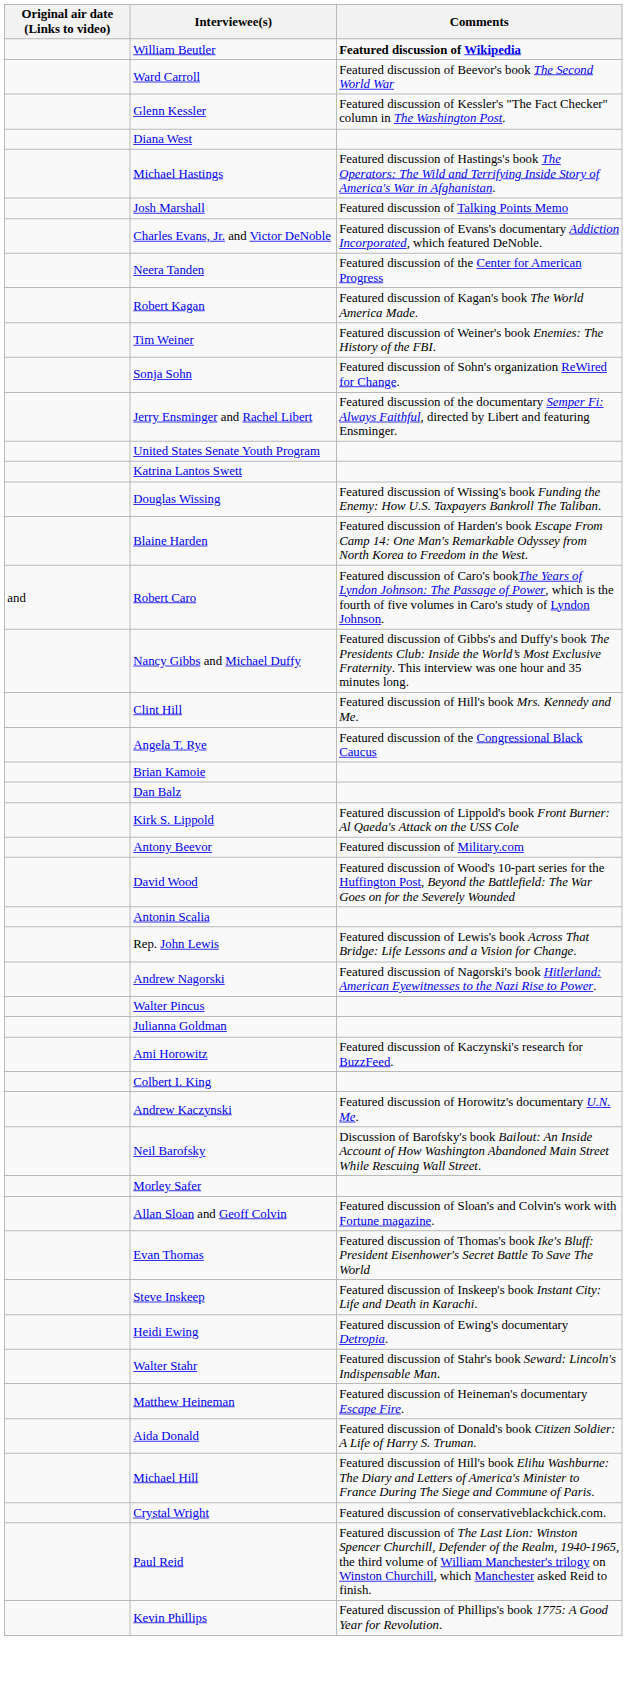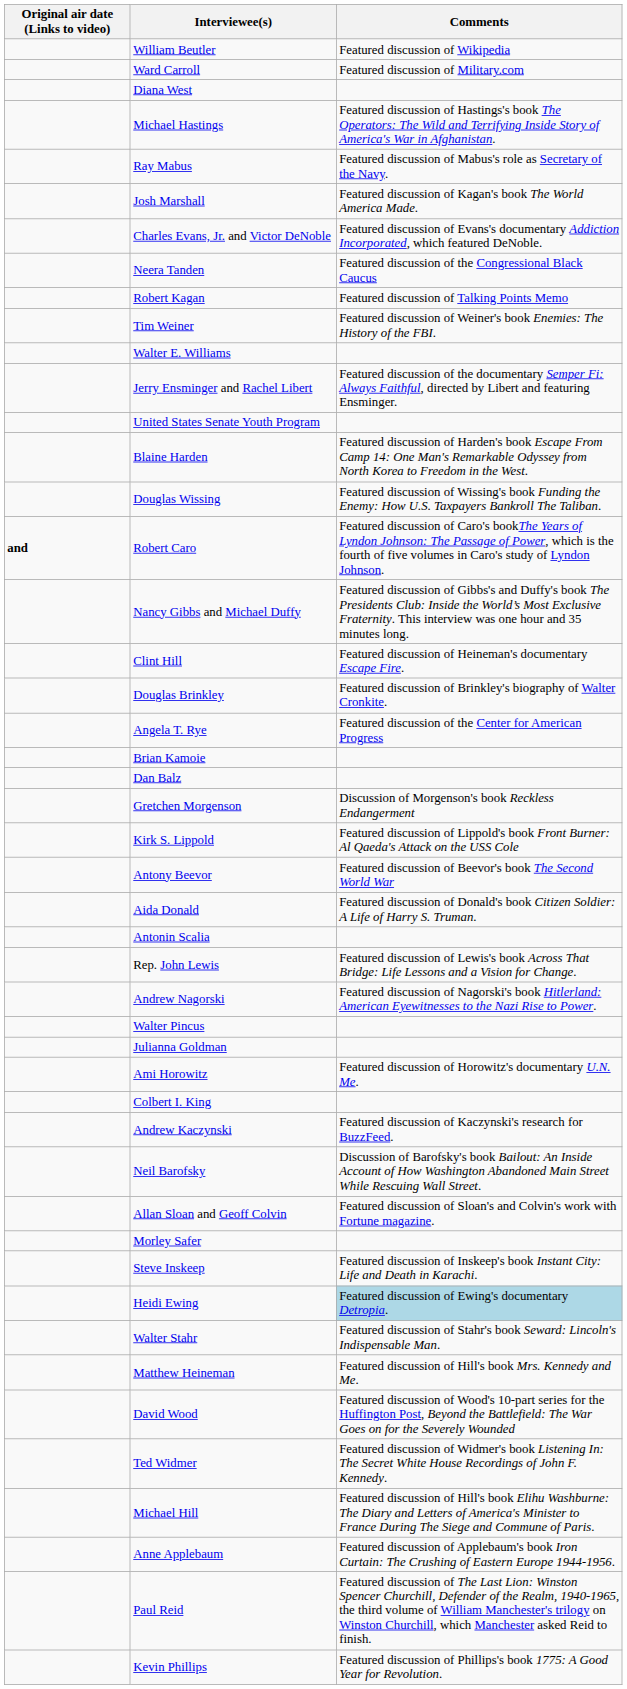(430, 49) bold -> (425, 49) normal
(466, 76) Featured discussion of Beevor's book The Second World War -> (432, 69) Featured discussion of Military.com
- row: (170, 111)
+ row: (163, 166)
(454, 208) Featured discussion of Talking Points Memo -> (461, 201) Featured discussion of Kagan's book The World America Made.
(460, 270) Featured discussion of the Center for American Progress -> (461, 270) Featured discussion of the Congressional Black Caucus
(461, 305) Featured discussion of Kagan's book The World America Made. -> (454, 298) Featured discussion of Talking Points Memo
+ row: (182, 353)
- row: (163, 374)
- row: (188, 471)
rows swapped: (177, 499) <-> (170, 541)
(17, 597) normal -> (18, 548) bold
(475, 709) Featured discussion of Hill's book Mrs. Kennedy and Me. -> (463, 660) Featured discussion of Heineman's documentary Escape Fire.
+ row: (179, 695)
(461, 744) Featured discussion of the Congressional Black Caucus -> (460, 730) Featured discussion of the Center for American Progress
+ row: (187, 805)
(432, 847) Featured discussion of Military.com -> (466, 874) Featured discussion of Beevor's book The Second World War
rows swapped: (166, 882) <-> (166, 1436)
(461, 1054) Featured discussion of Kaczynski's research for BuzzFeed. -> (475, 1074) Featured discussion of Horowitz's documentary U.N. Me.
(475, 1109) Featured discussion of Horowitz's documentary U.N. Me. -> (461, 1129) Featured discussion of Kaczynski's research for BuzzFeed.
rows swapped: (210, 1213) <-> (167, 1185)
- row: (169, 1255)
(454, 1331) no background -> (454, 1303) lightblue background
(463, 1401) Featured discussion of Heineman's documentary Escape Fire. -> (475, 1372) Featured discussion of Hill's book Mrs. Kennedy and Me.
+ row: (165, 1463)
- row: (171, 1512)
+ row: (178, 1554)
